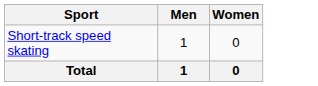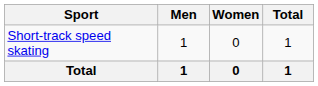+ column: (288, 14)
